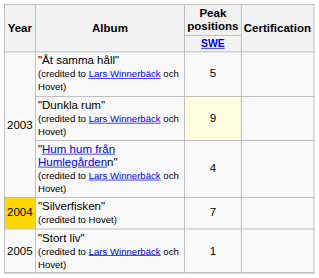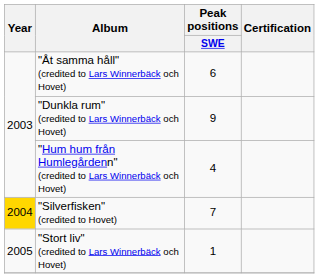(213, 74) 5 -> (213, 74) 6
(213, 118) lightyellow background -> (213, 118) no background
